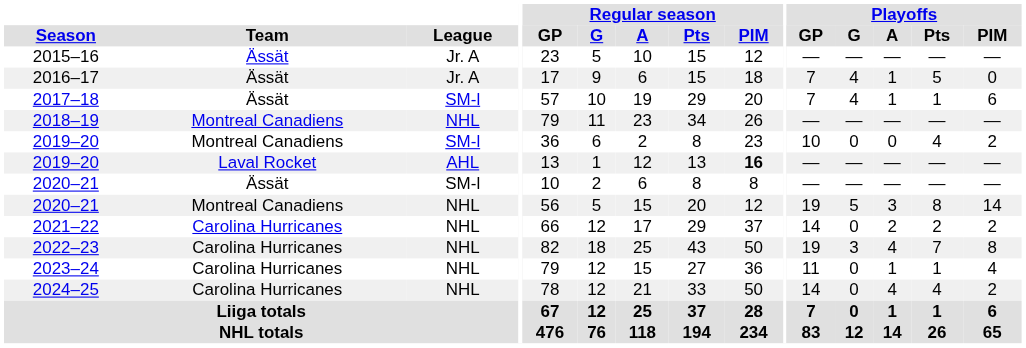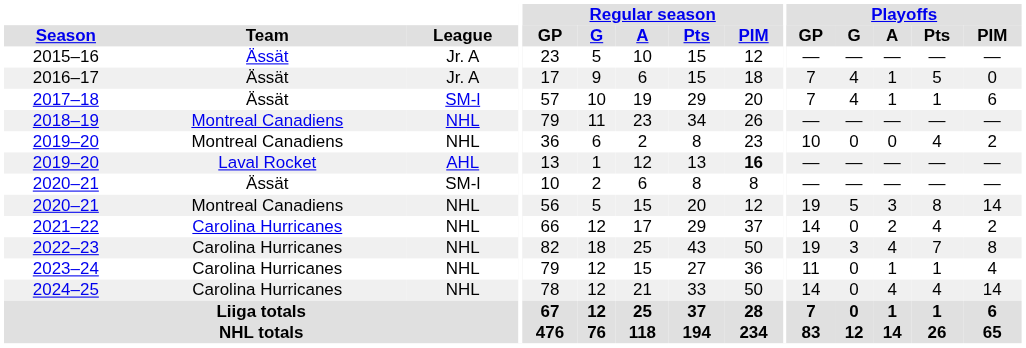(463, 141) SM-l -> (463, 141) NHL
(937, 226) 2 -> (937, 226) 4
(992, 290) 2 -> (992, 290) 14
